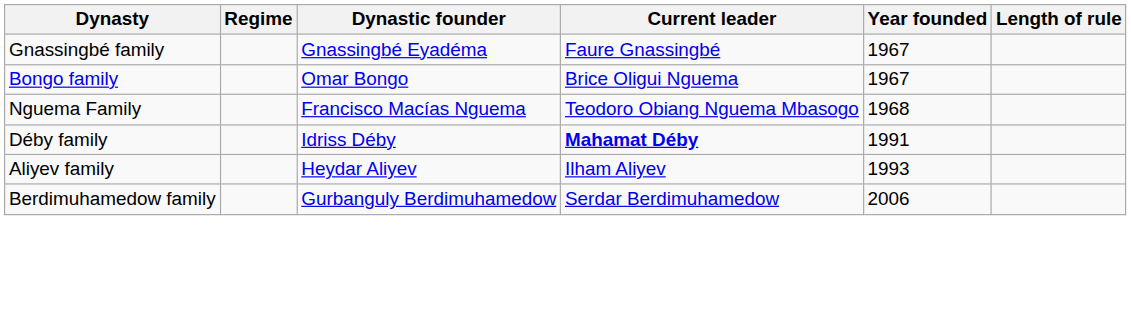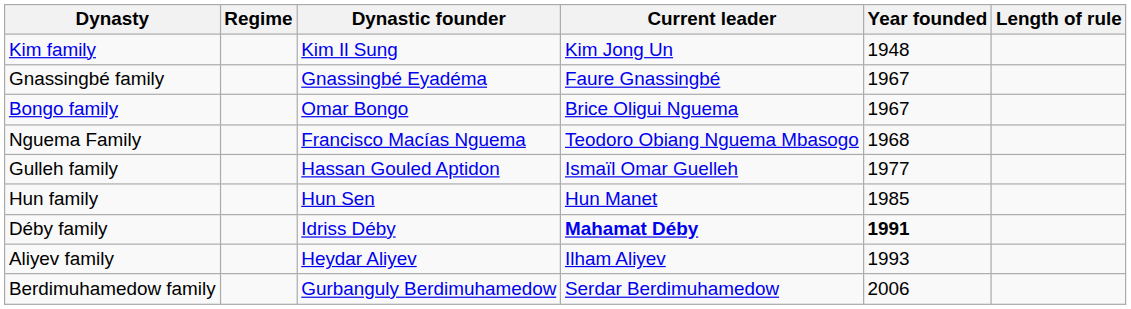+ row: (52, 49)
+ row: (64, 169)
+ row: (54, 199)
(889, 139) normal -> (889, 229) bold
